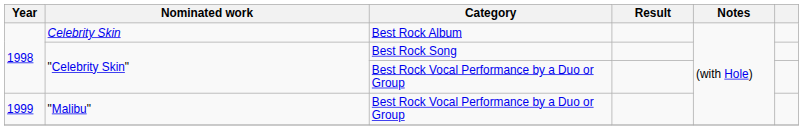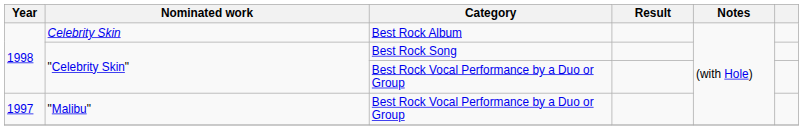(20, 108) 1999 -> (20, 108) 1997
